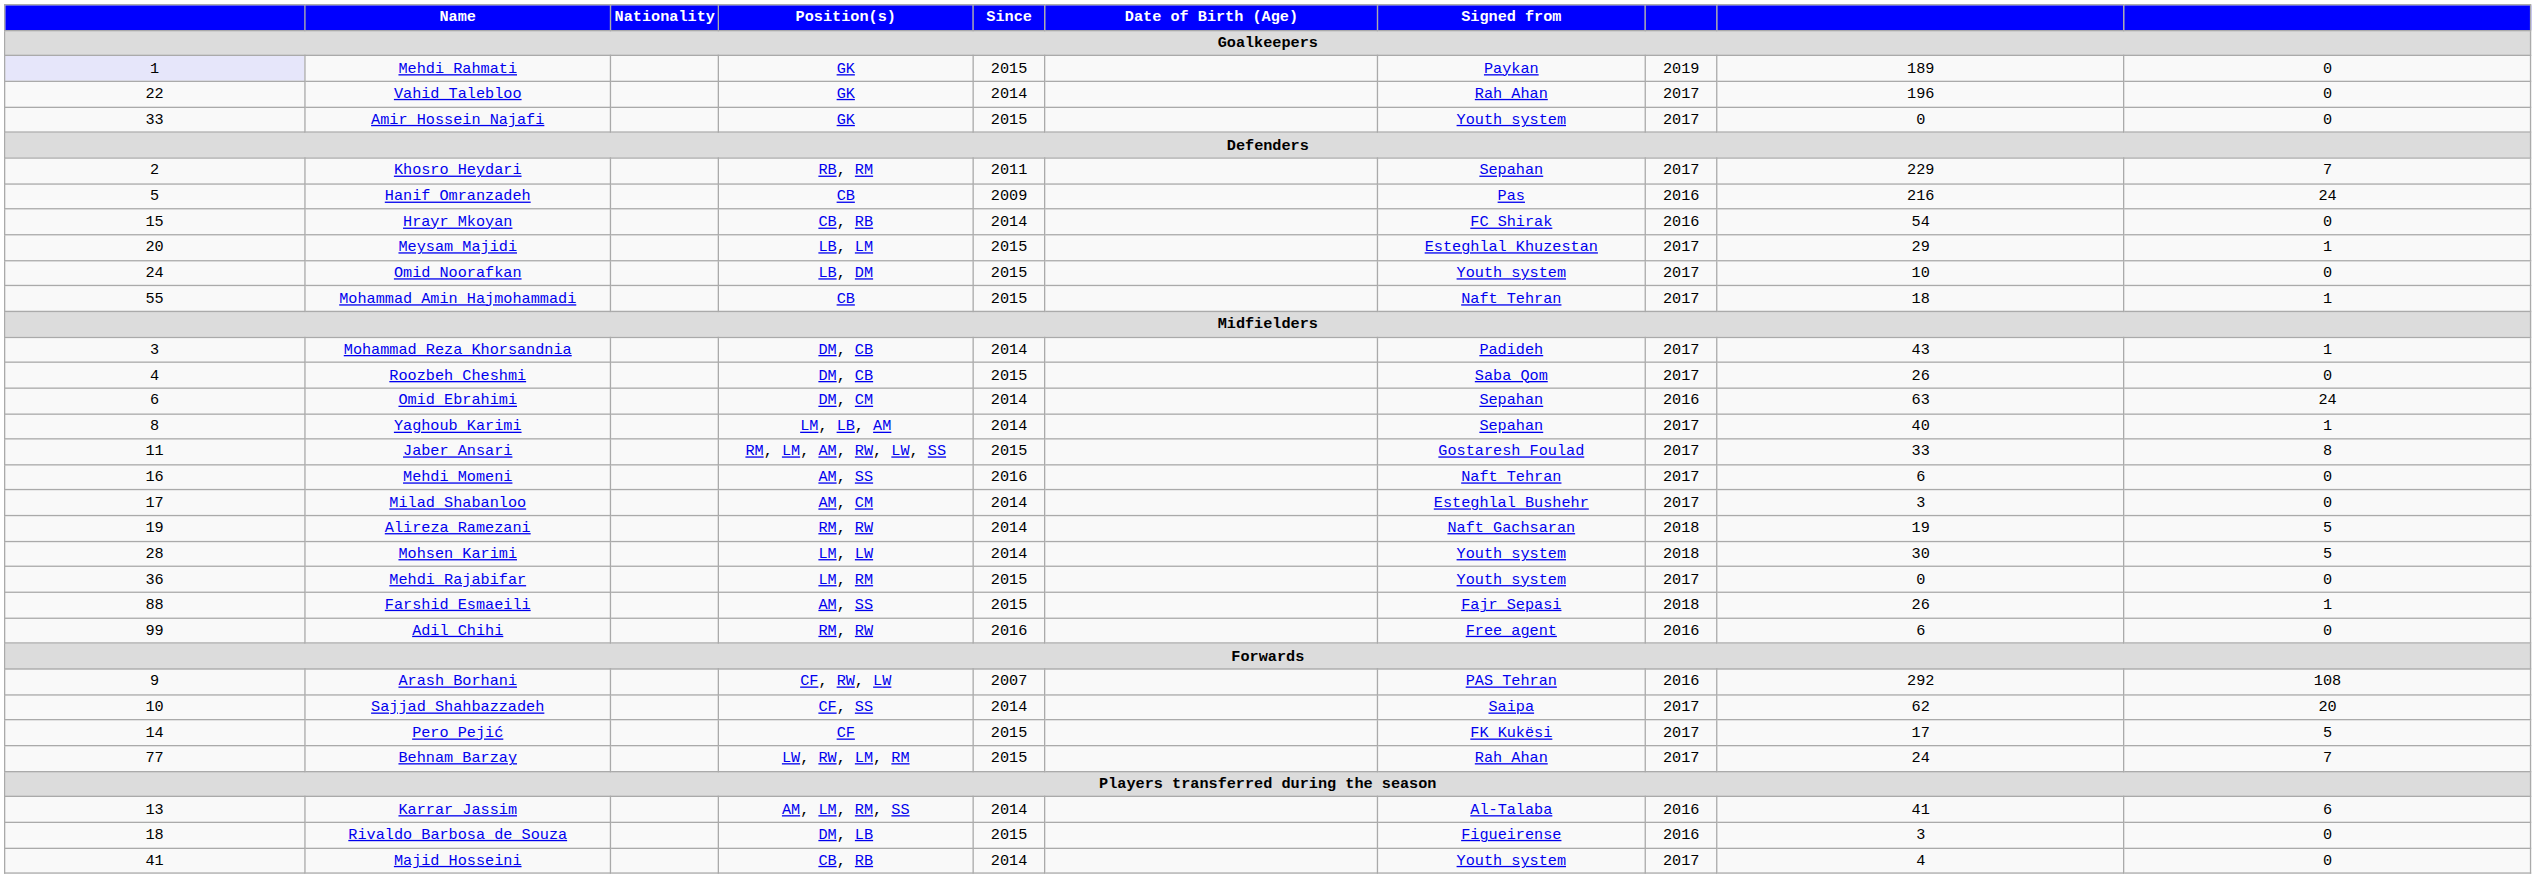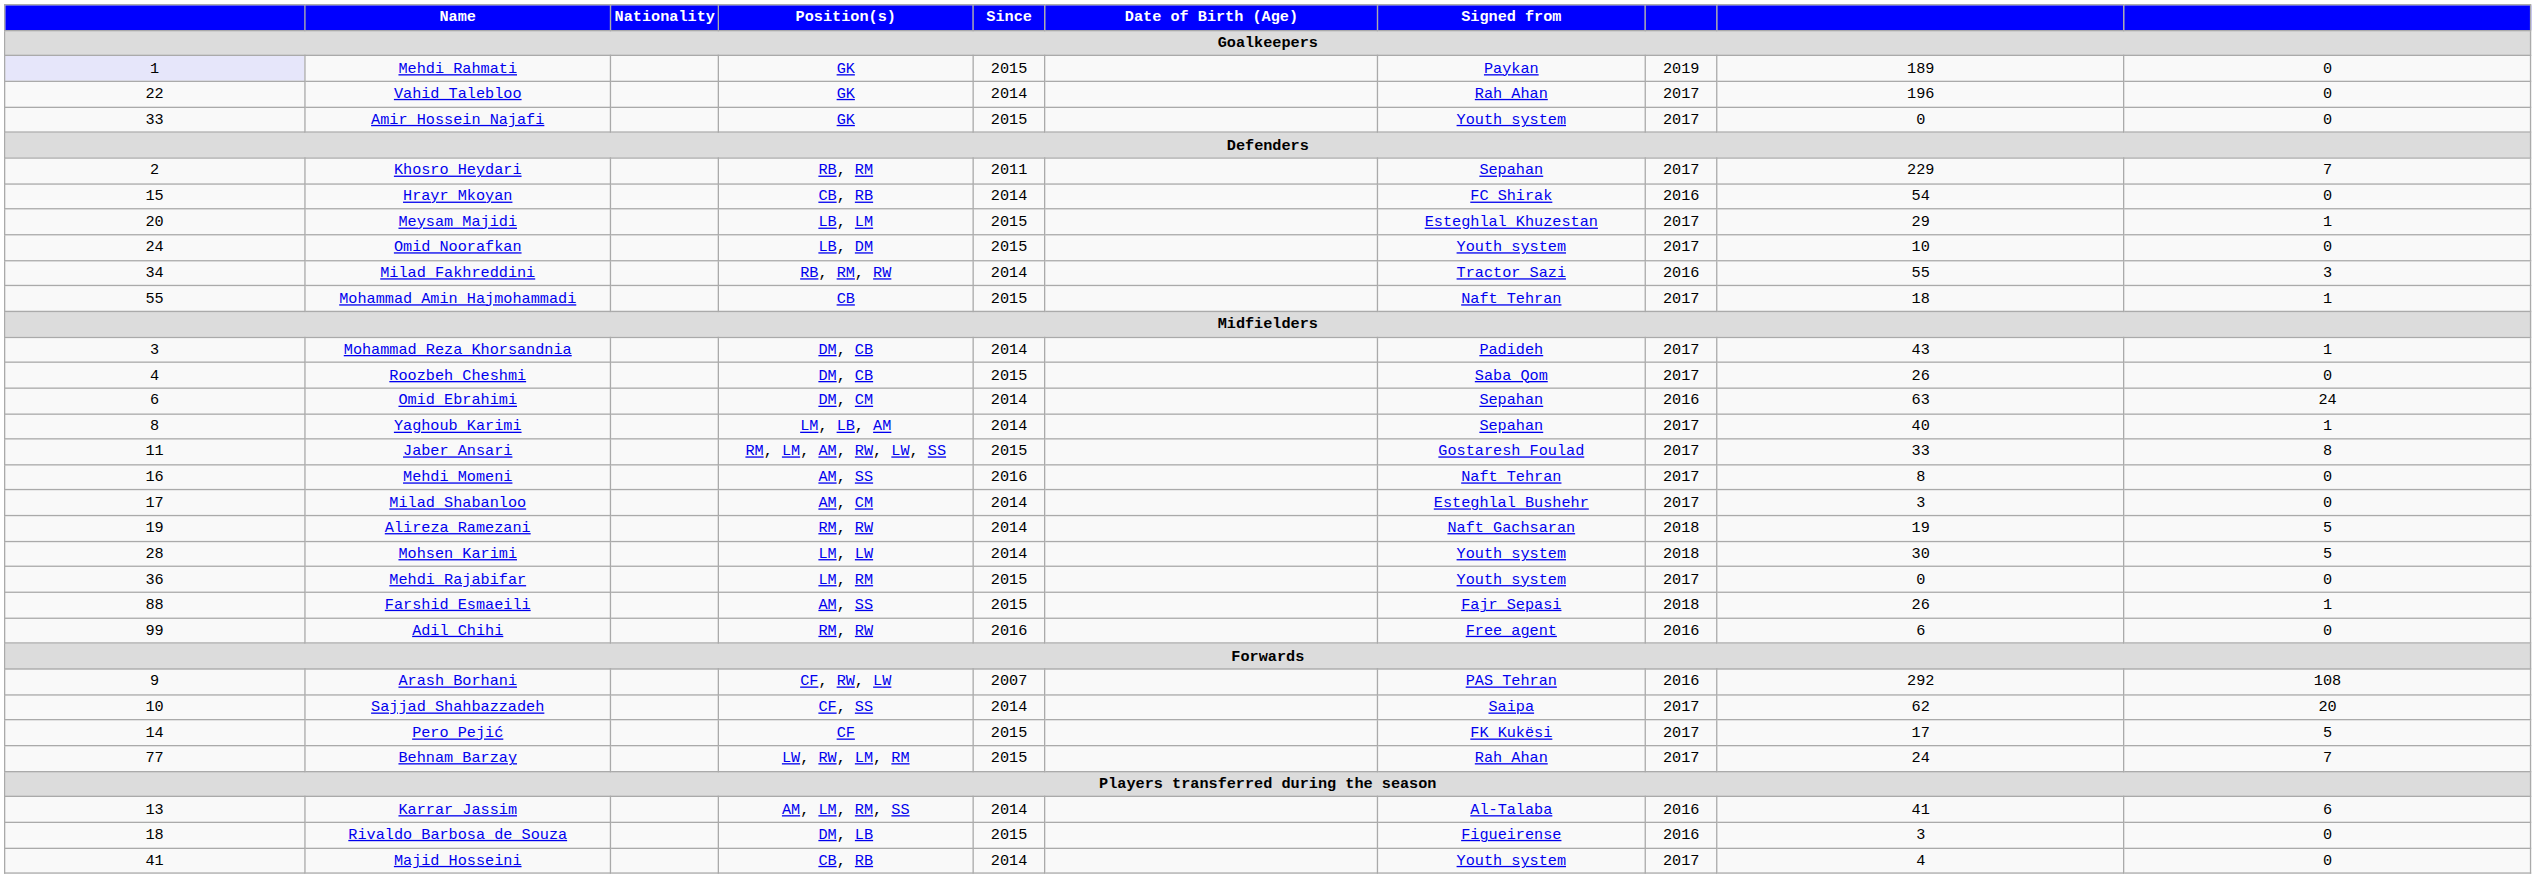- row: (458, 196)
+ row: (458, 273)
(1921, 477) 6 -> (1921, 477) 8
